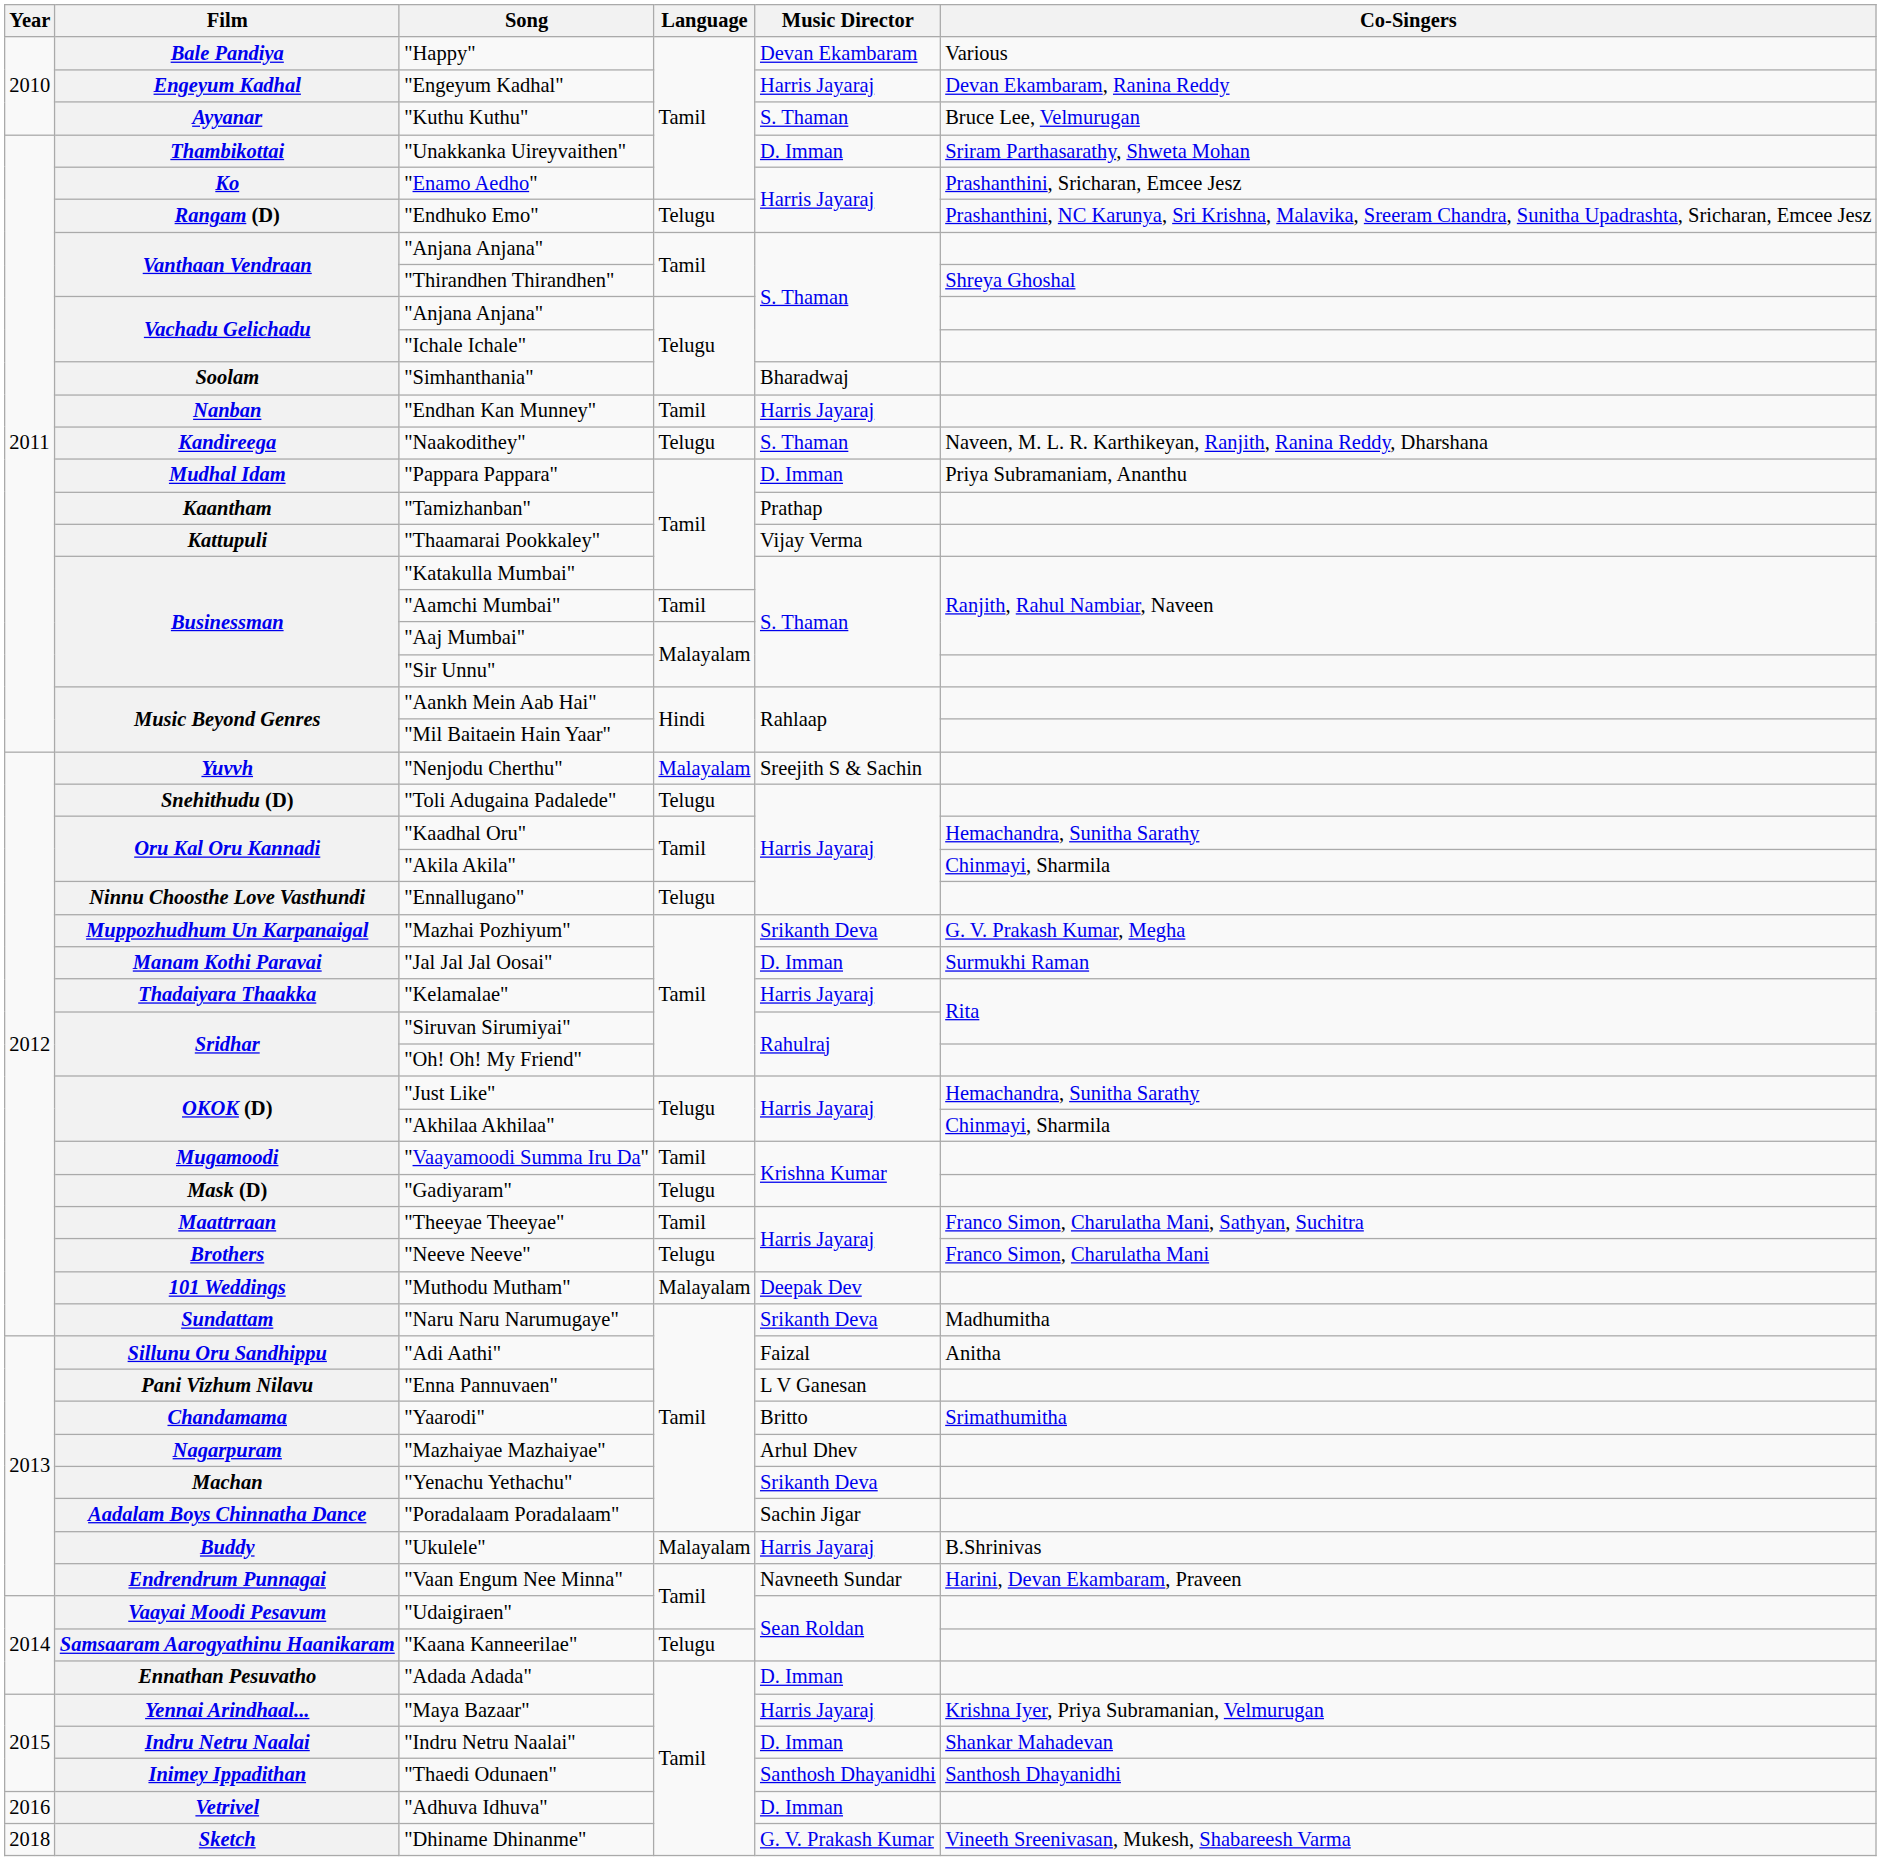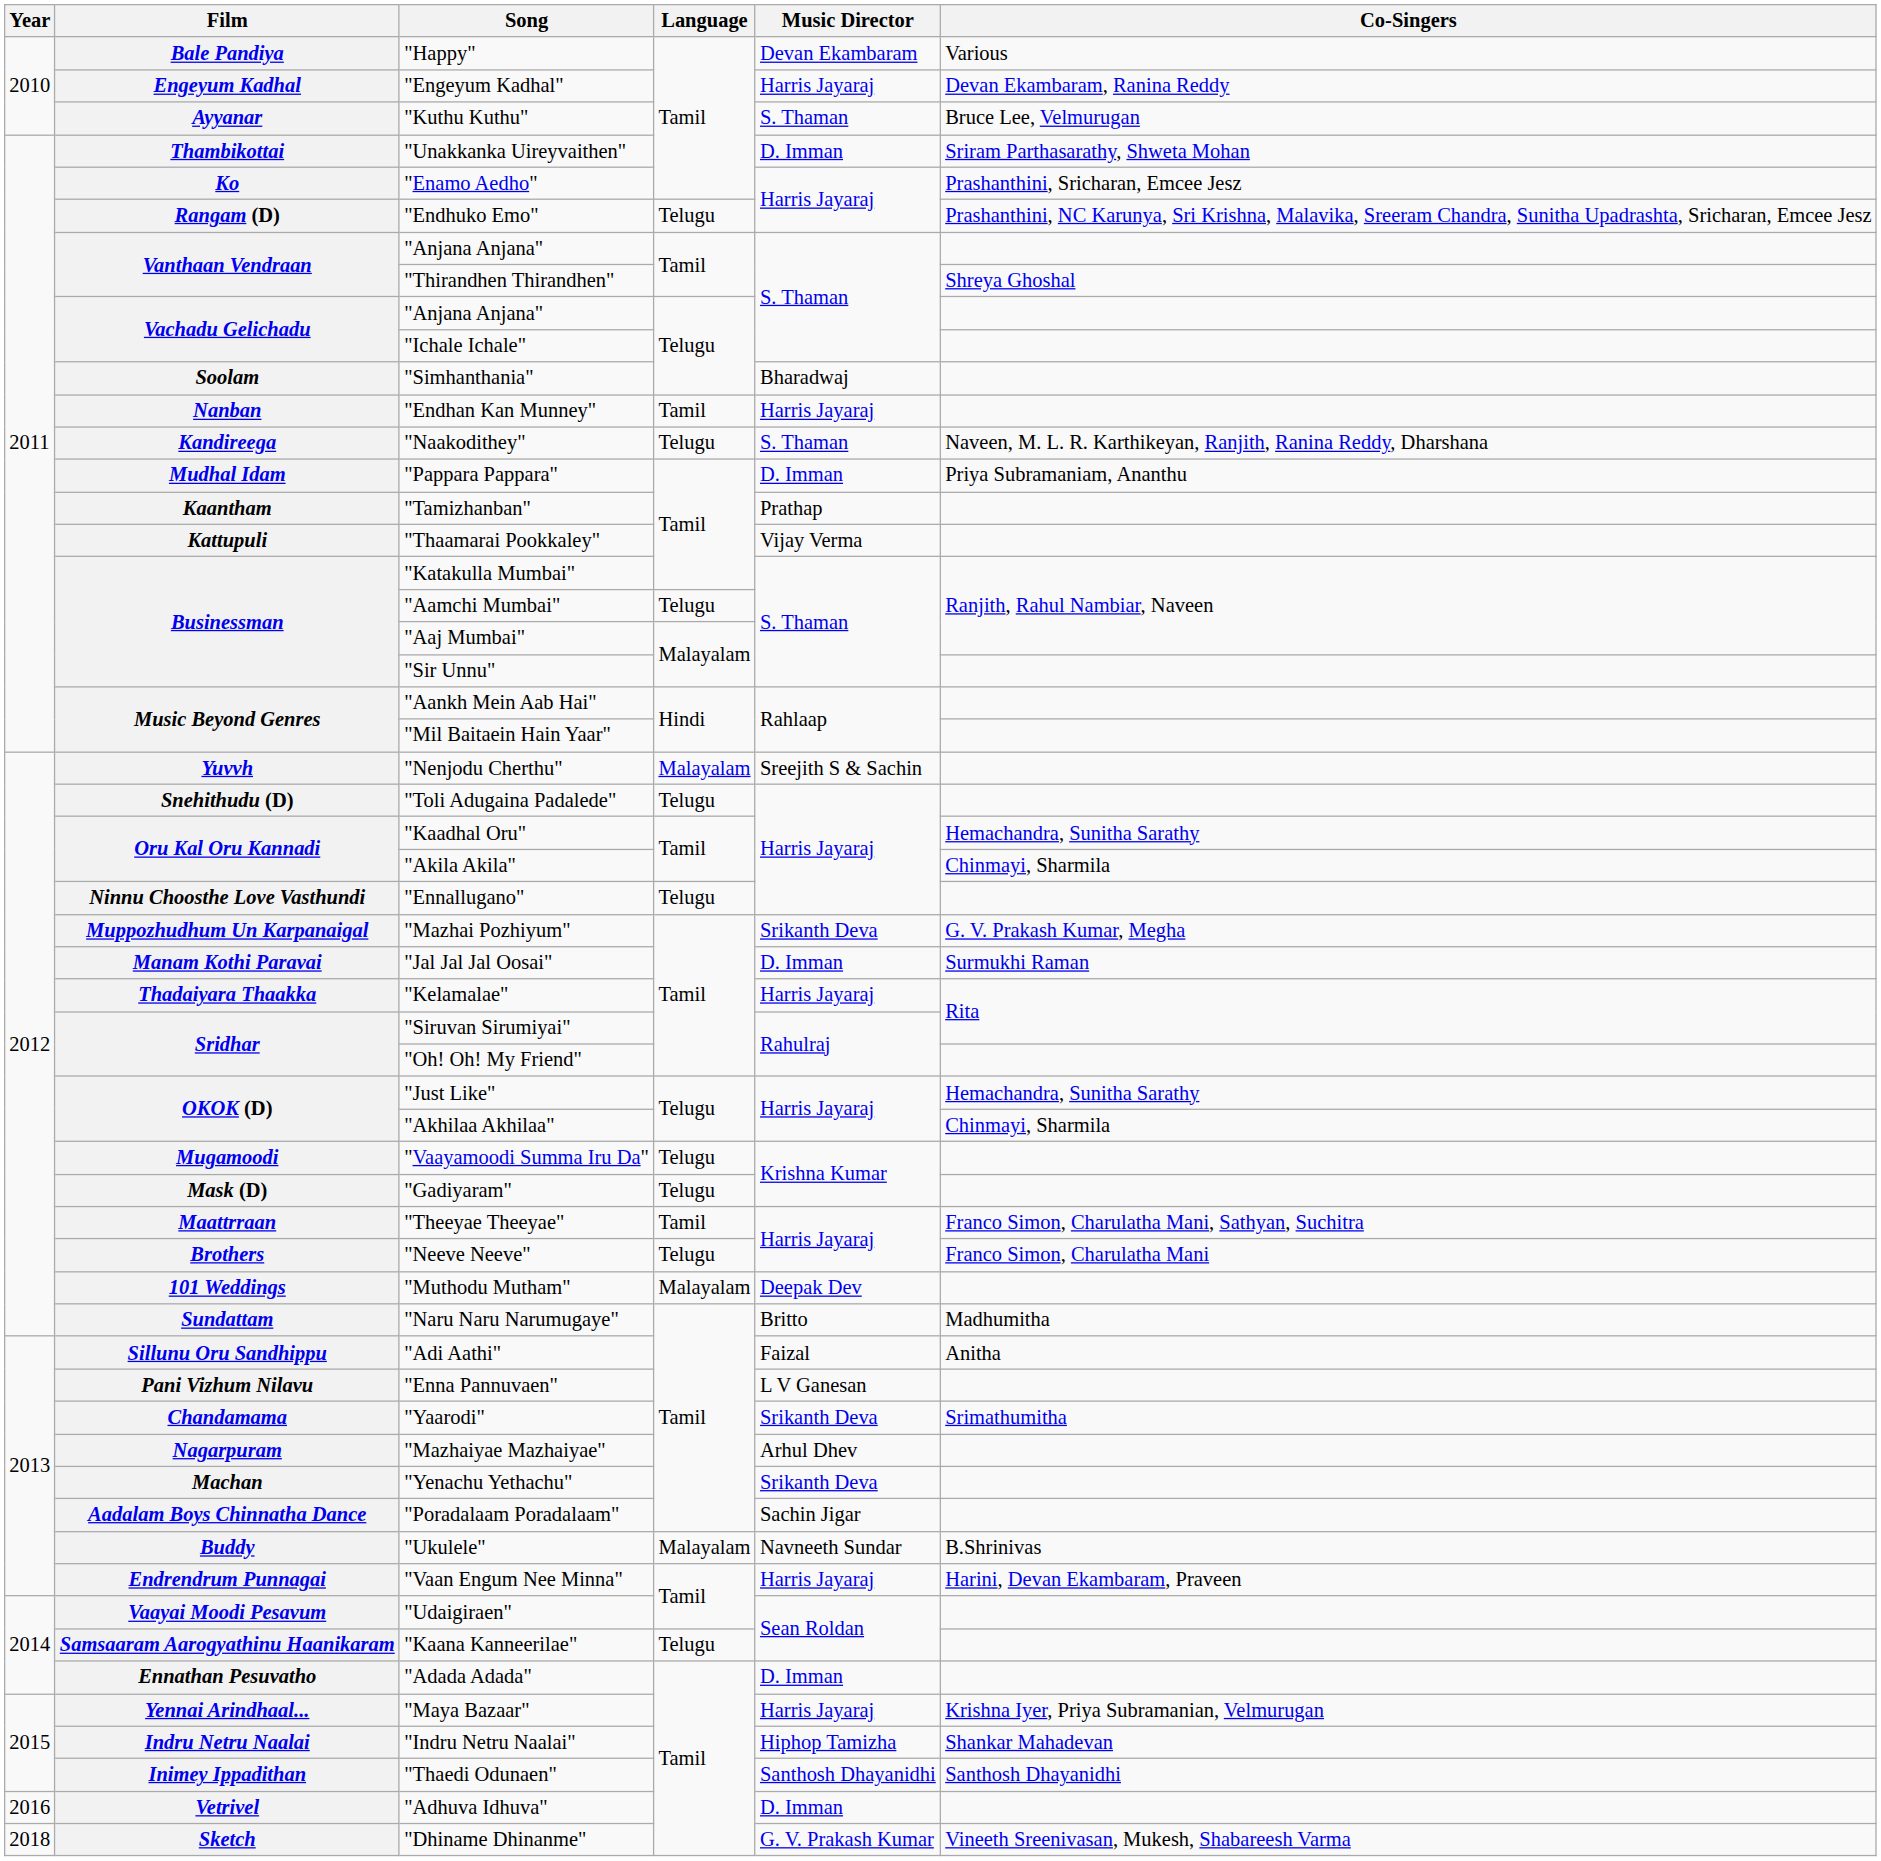(682, 605) Tamil -> (687, 605) Telugu
(682, 1157) Tamil -> (687, 1157) Telugu
(819, 1319) Srikanth Deva -> (784, 1319) Britto
(784, 1417) Britto -> (819, 1417) Srikanth Deva
(817, 1547) Harris Jayaraj -> (831, 1547) Navneeth Sundar
(831, 1579) Navneeth Sundar -> (817, 1579) Harris Jayaraj
(802, 1742) D. Imman -> (828, 1742) Hiphop Tamizha
